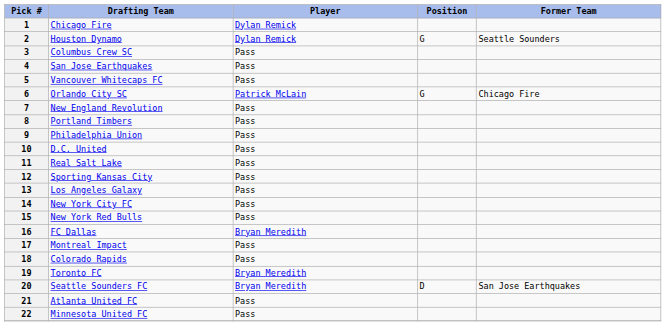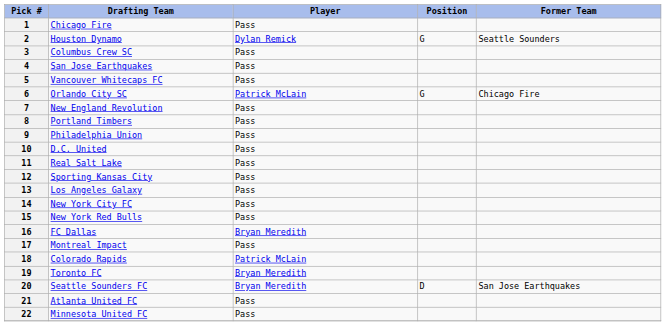(266, 25) Dylan Remick -> (245, 25) Pass
(245, 259) Pass -> (271, 259) Patrick McLain
